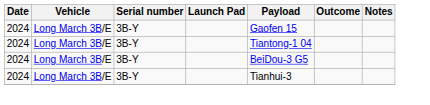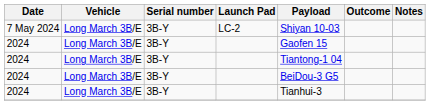+ row: (33, 28)
